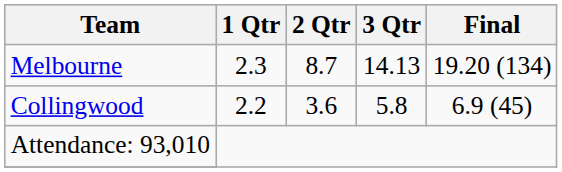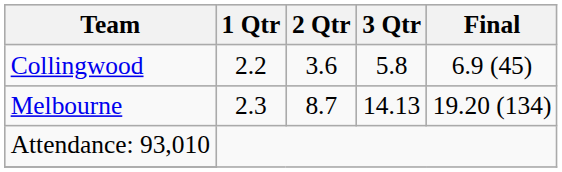rows swapped: (66, 65) <-> (77, 105)
